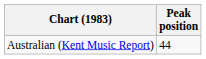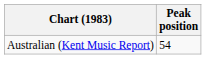(165, 44) 44 -> (165, 44) 54
